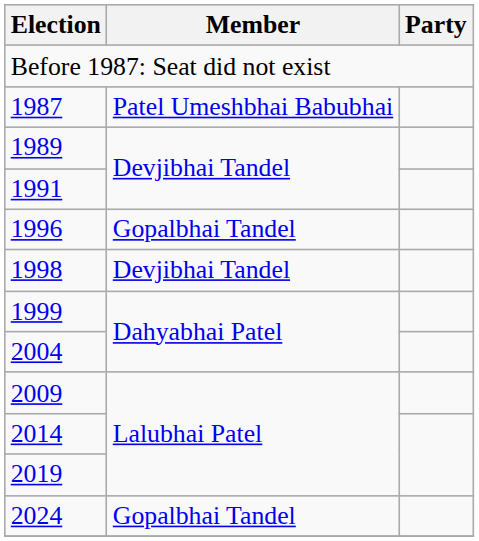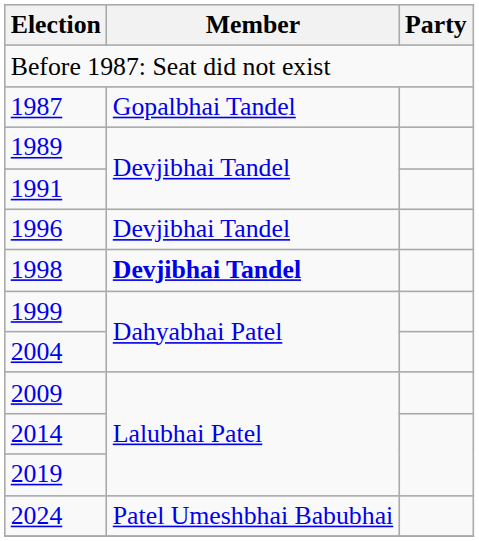(253, 106) Patel Umeshbhai Babubhai -> (204, 106) Gopalbhai Tandel
(204, 229) Gopalbhai Tandel -> (201, 229) Devjibhai Tandel
(201, 270) normal -> (207, 270) bold
(204, 515) Gopalbhai Tandel -> (253, 515) Patel Umeshbhai Babubhai
